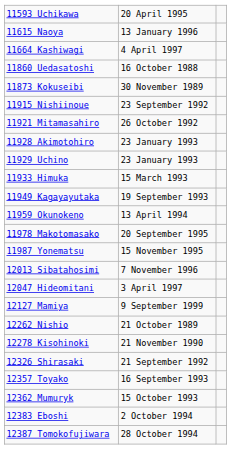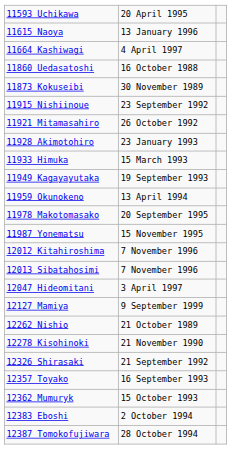- row: (37, 160)
+ row: (55, 251)
